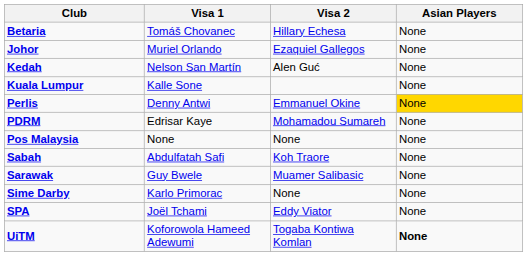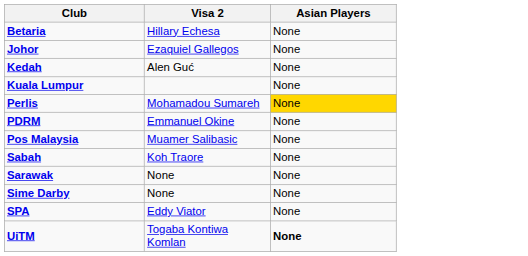- column: (207, 13)
(317, 103) Emmanuel Okine -> (203, 103) Mohamadou Sumareh
(329, 121) Mohamadou Sumareh -> (191, 121) Emmanuel Okine
(287, 139) None -> (192, 139) Muamer Salibasic
(318, 175) Muamer Salibasic -> (161, 175) None
